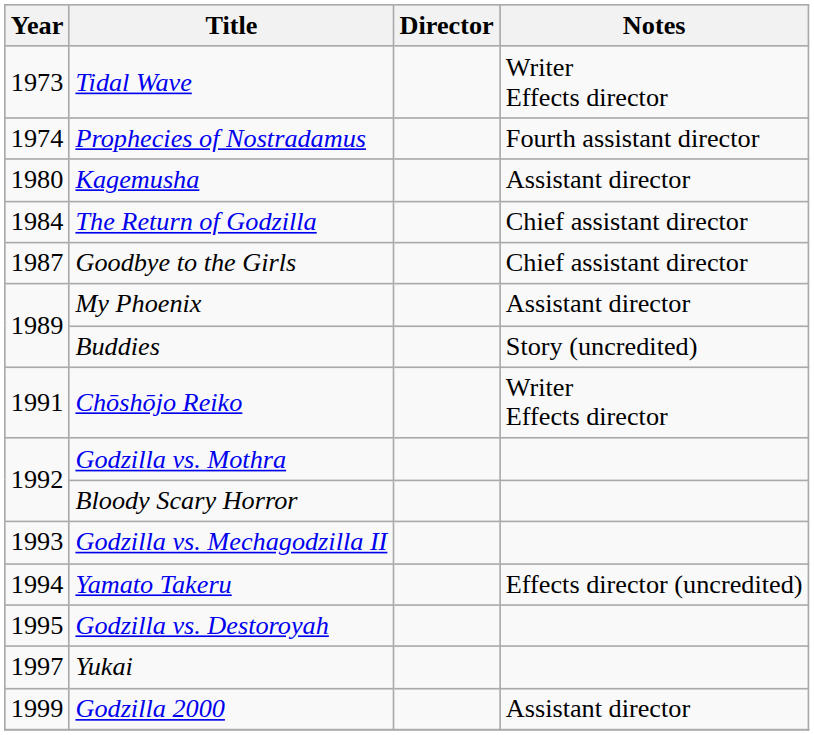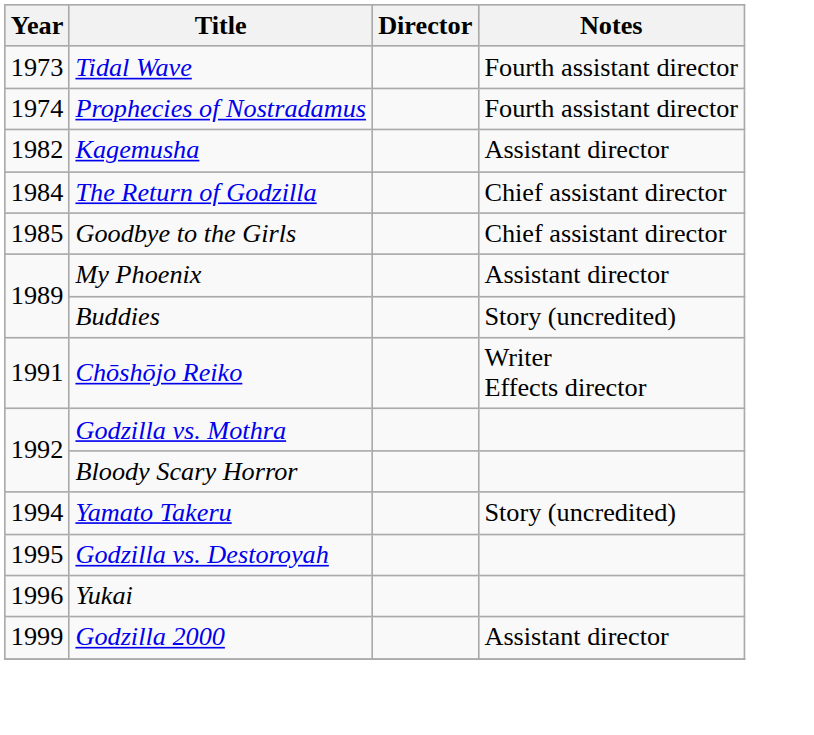(587, 81) Writer Effects director -> (611, 66) Fourth assistant director
(37, 179) 1980 -> (37, 150) 1982
(37, 262) 1987 -> (37, 233) 1985
- row: (231, 542)
(654, 583) Effects director (uncredited) -> (580, 512) Story (uncredited)
(37, 666) 1997 -> (37, 595) 1996
